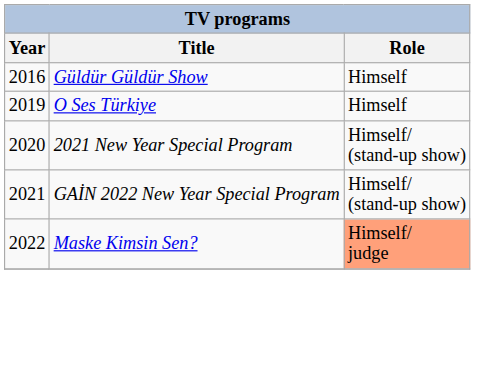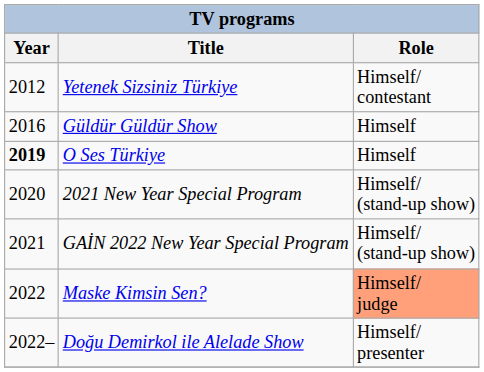+ row: (150, 87)
(27, 105) normal -> (27, 155) bold
+ row: (183, 342)
